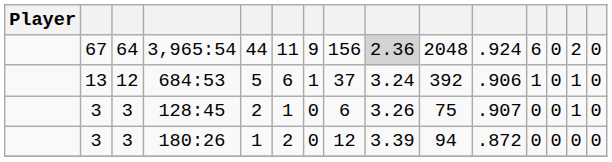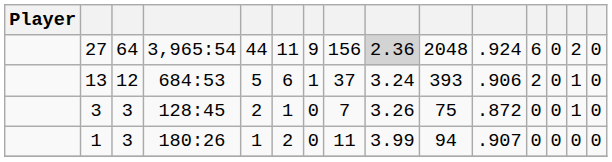(96, 50) 67 -> (96, 50) 27
(446, 80) 392 -> (446, 80) 393
(536, 80) 1 -> (536, 80) 2
(344, 111) 6 -> (344, 111) 7
(499, 111) .907 -> (499, 111) .872
(96, 141) 3 -> (96, 141) 1
(344, 141) 12 -> (344, 141) 11
(392, 141) 3.39 -> (392, 141) 3.99
(499, 141) .872 -> (499, 141) .907
